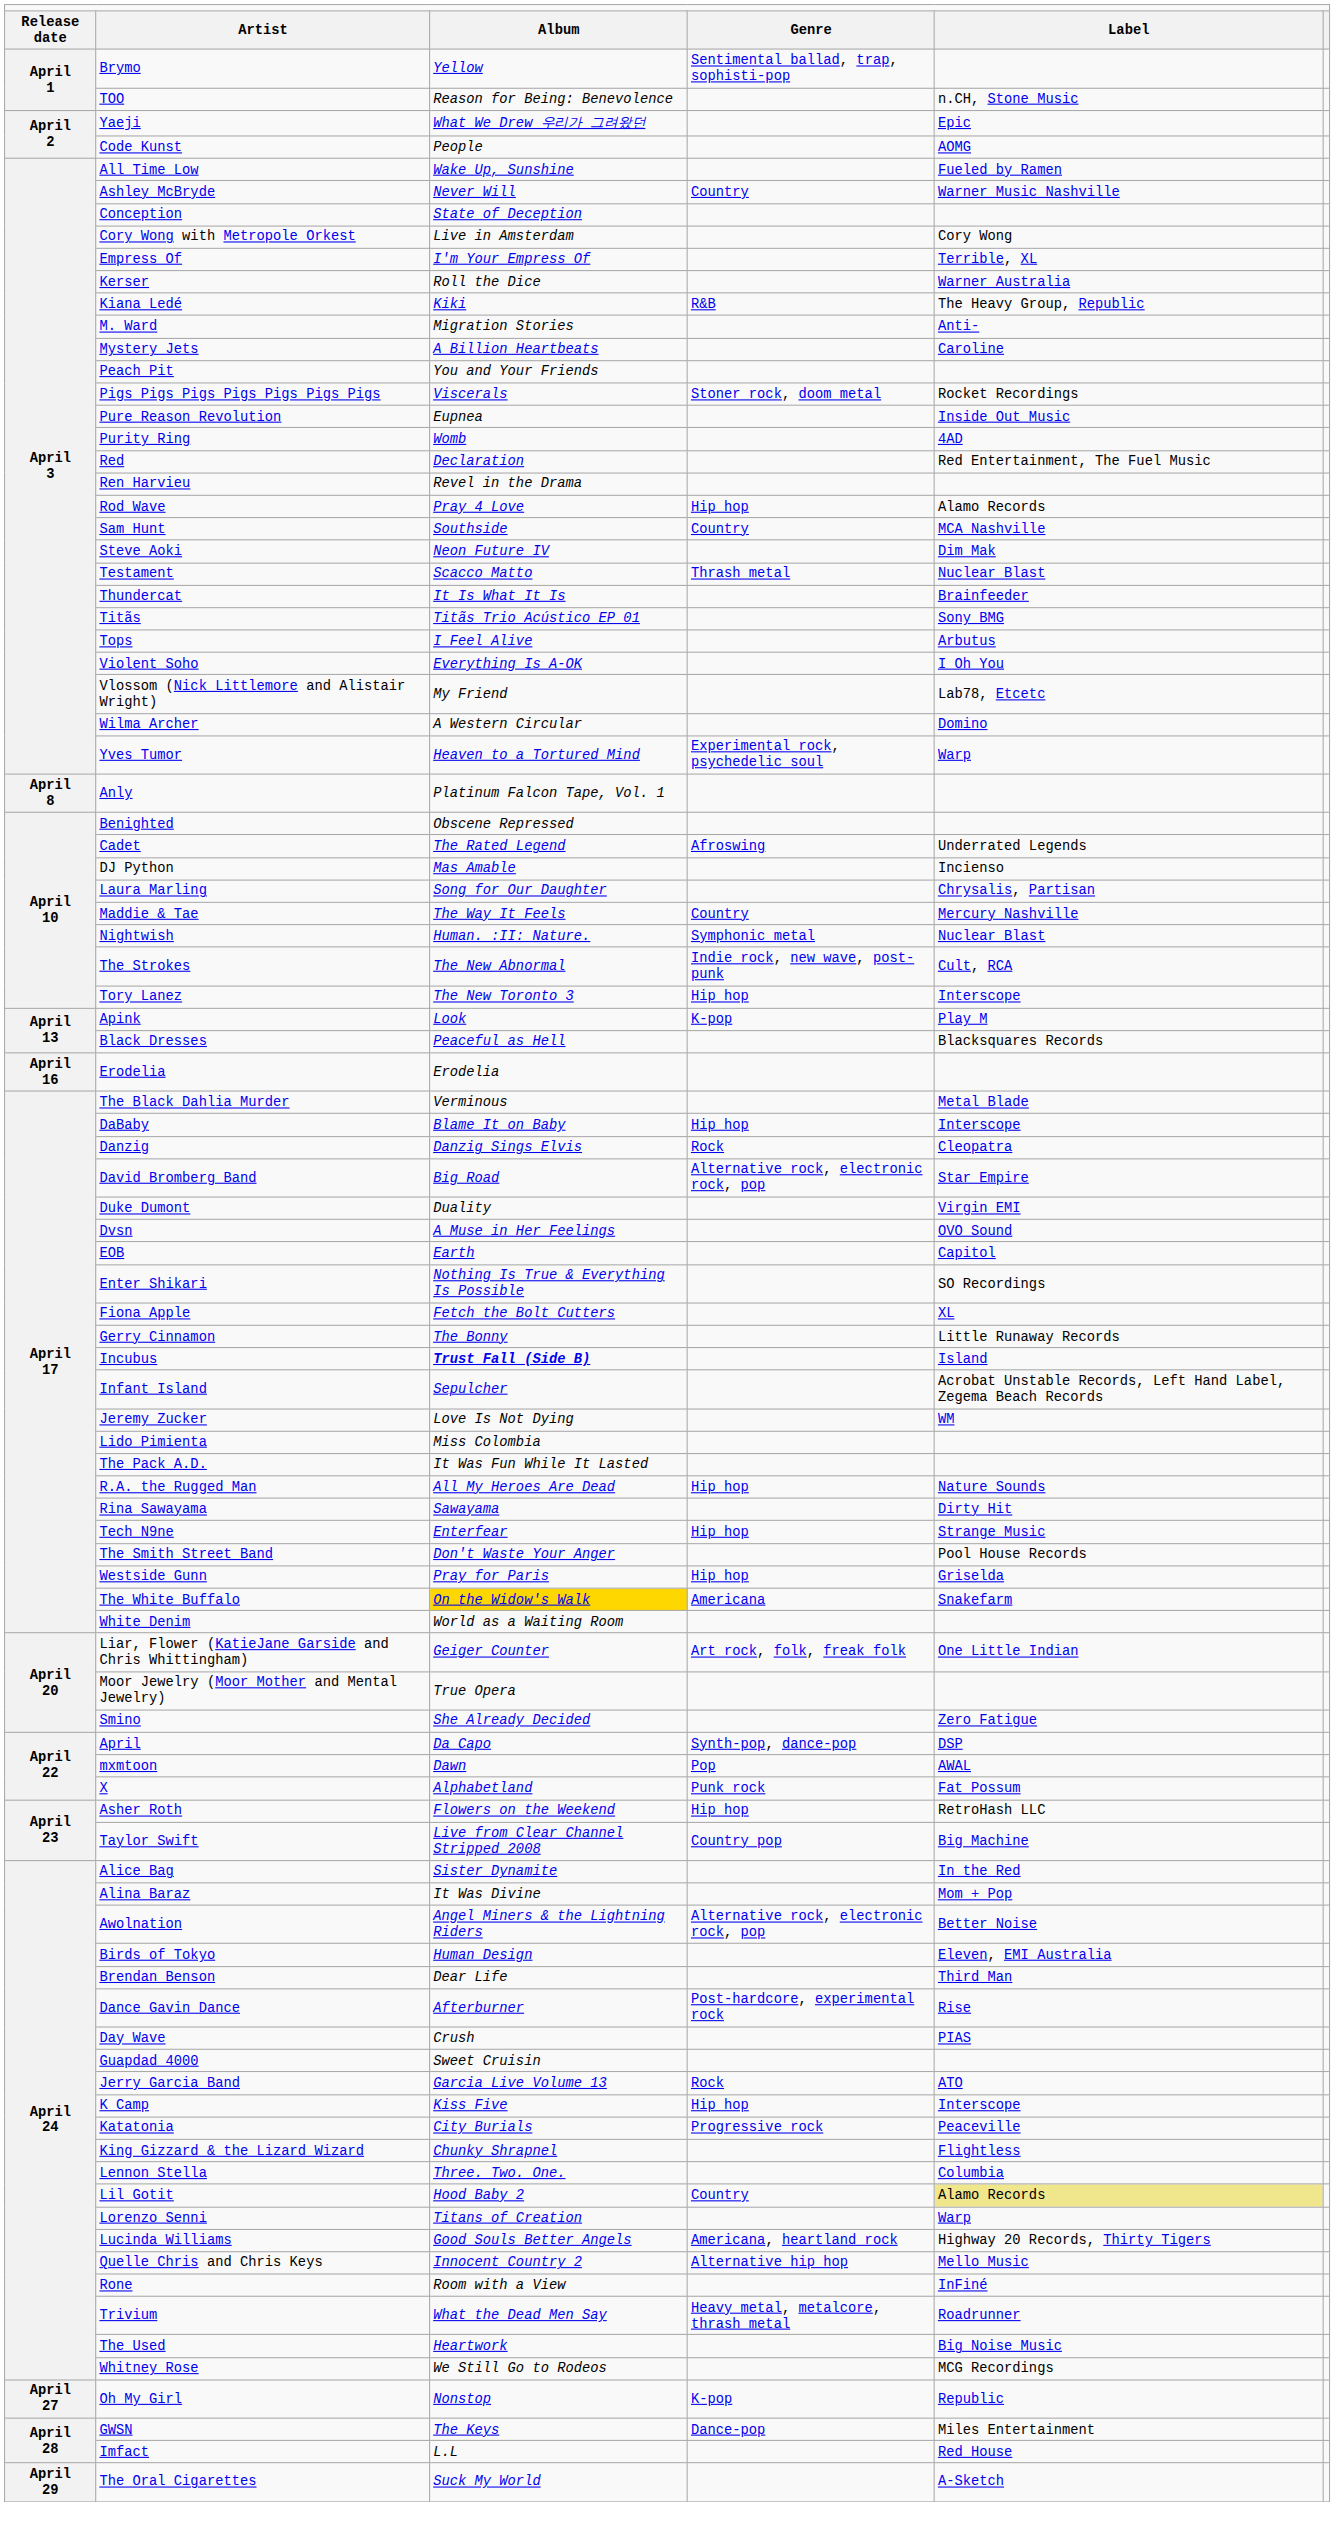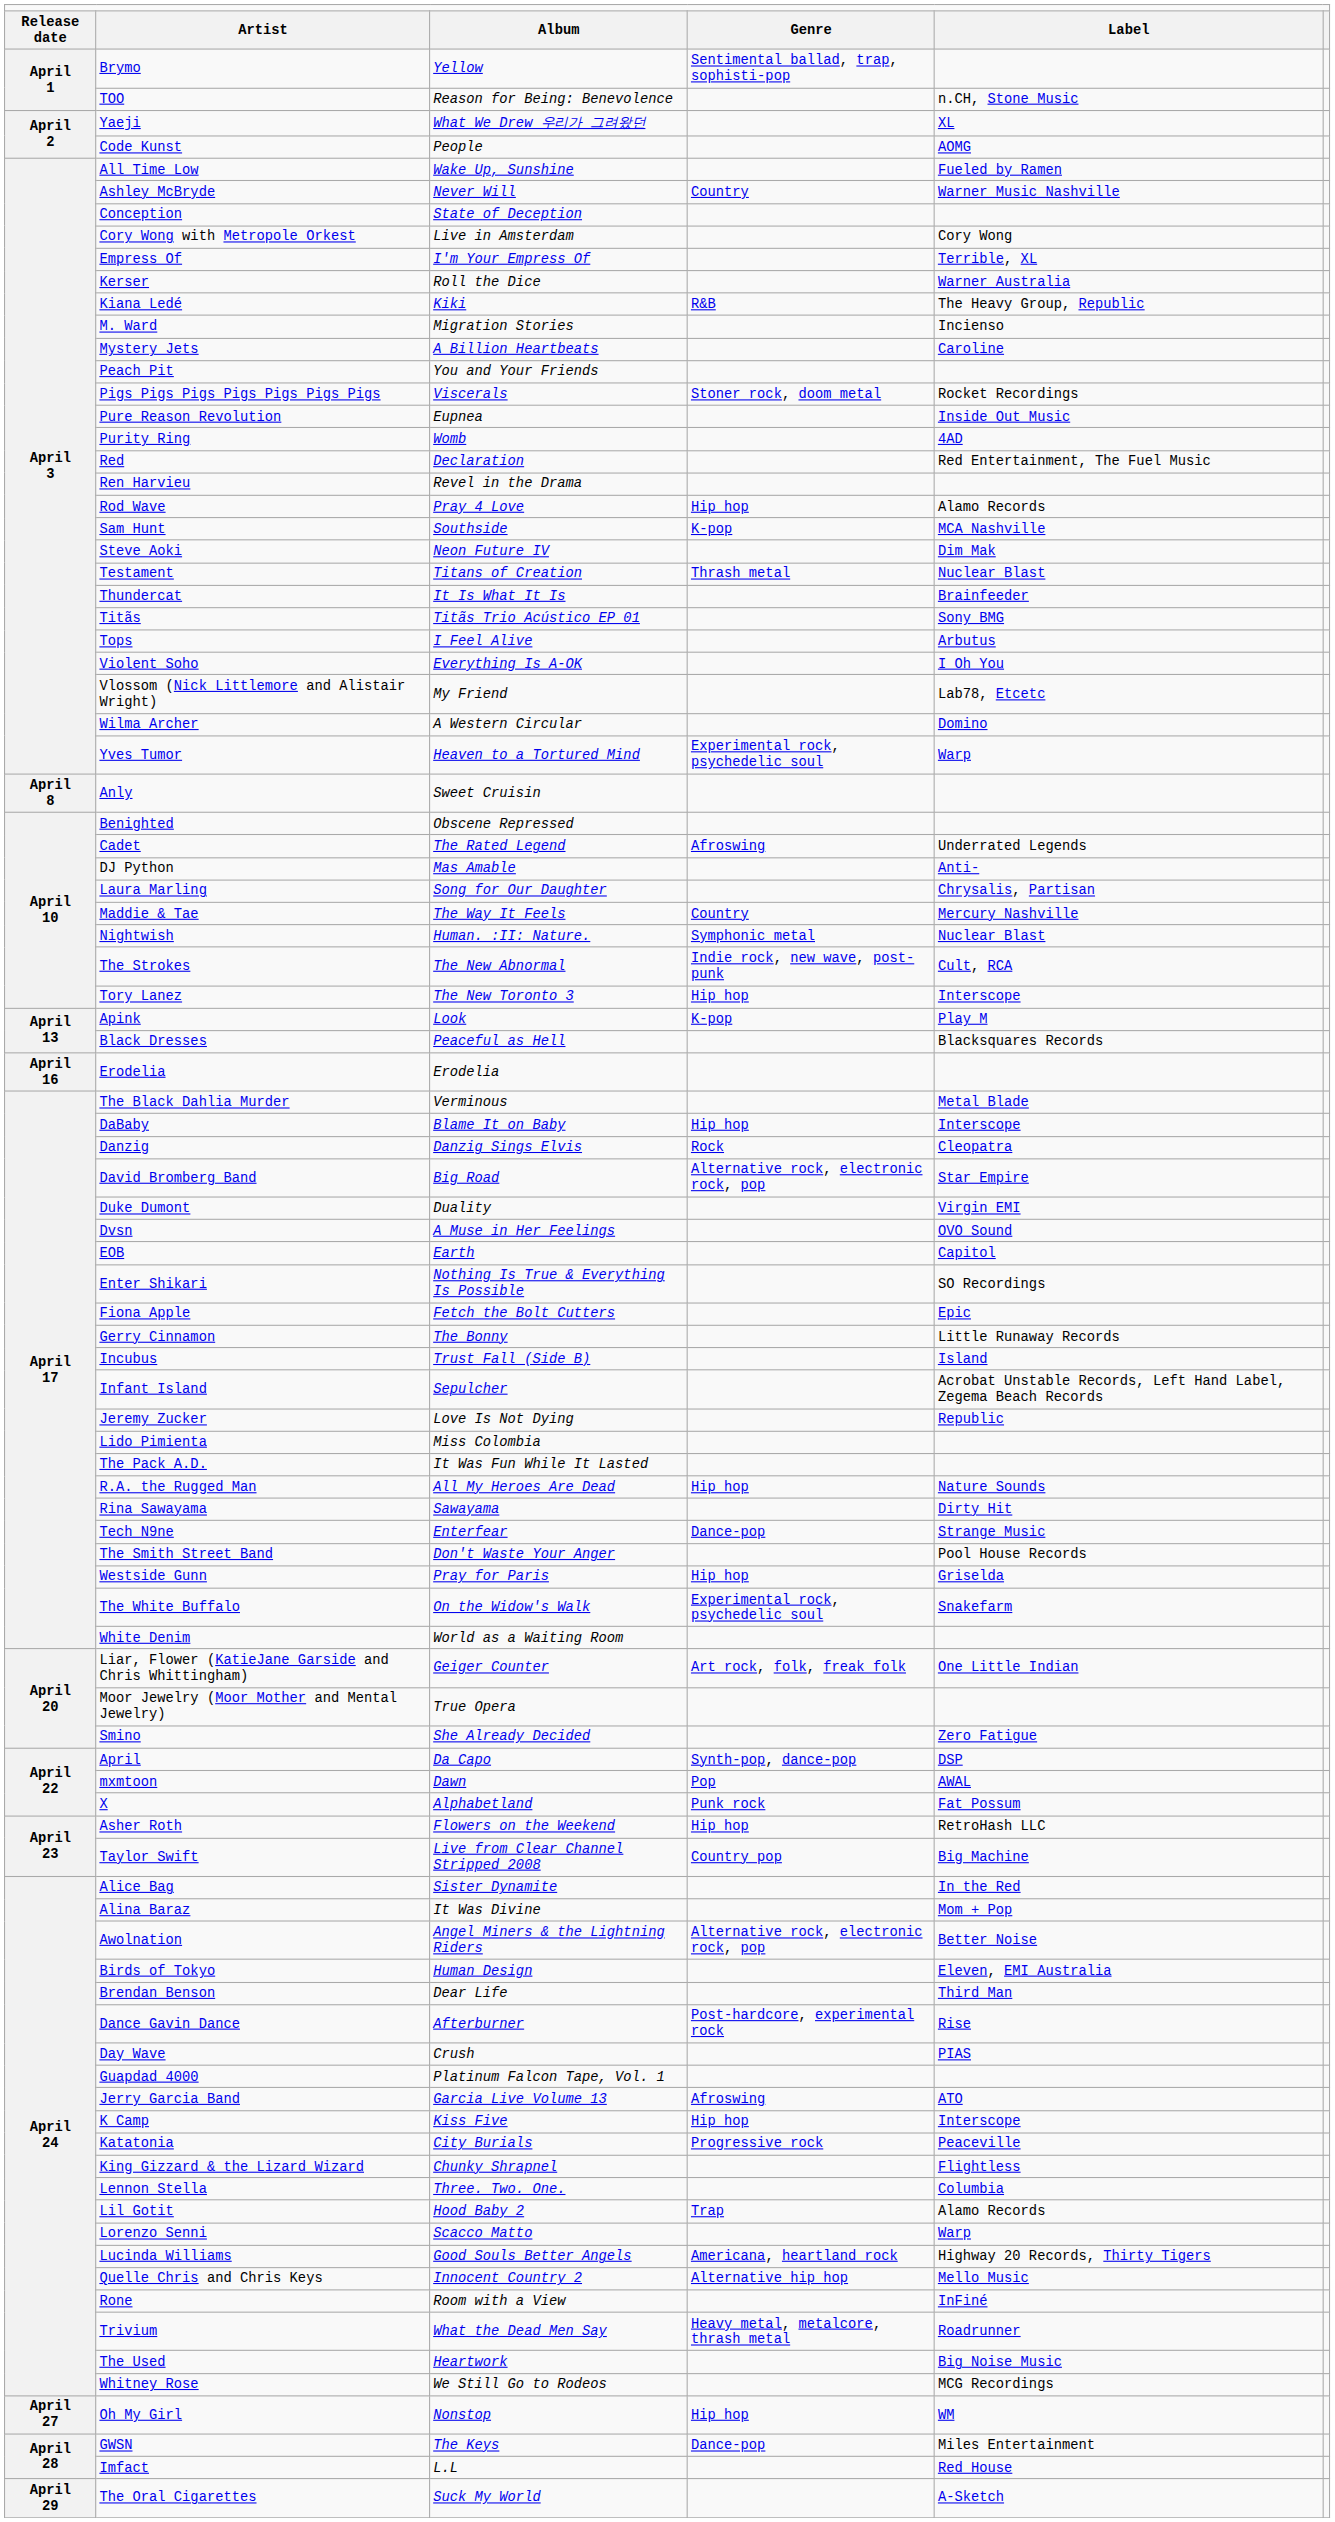(954, 123) Epic -> (946, 123) XL
(959, 327) Anti- -> (971, 327) Incienso
(720, 529) Country -> (712, 529) K-pop
(483, 574) Scacco Matto -> (508, 574) Titans of Creation
(549, 793) Platinum Falcon Tape, Vol. 1 -> (487, 793) Sweet Cruisin
(971, 869) Incienso -> (959, 869) Anti-
(946, 1314) XL -> (954, 1314) Epic
(512, 1359) bold -> (512, 1359) normal
(946, 1420) WM -> (971, 1420) Republic
(720, 1532) Hip hop -> (728, 1532) Dance-pop
(512, 1599) gold background -> (512, 1607) no background
(728, 1599) Americana -> (765, 1607) Experimental rock, psychedelic soul
(487, 2061) Sweet Cruisin -> (549, 2077) Platinum Falcon Tape, Vol. 1
(707, 2083) Rock -> (728, 2099) Afroswing
(720, 2195) Country -> (707, 2211) Trap
(992, 2195) khaki background -> (992, 2211) no background
(508, 2218) Titans of Creation -> (483, 2234) Scacco Matto
(712, 2399) K-pop -> (720, 2415) Hip hop
(971, 2399) Republic -> (946, 2415) WM
